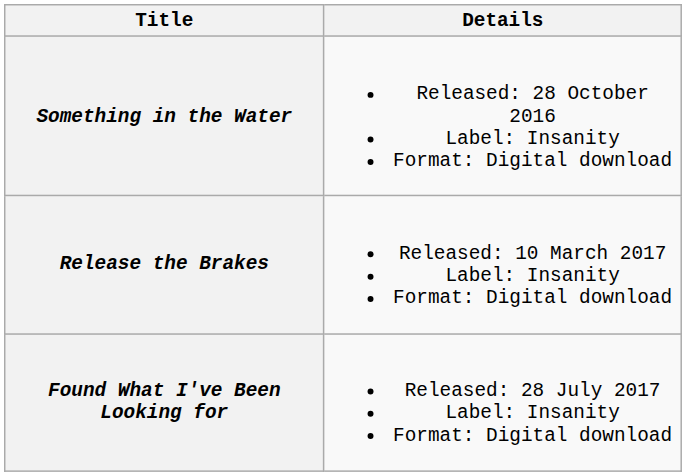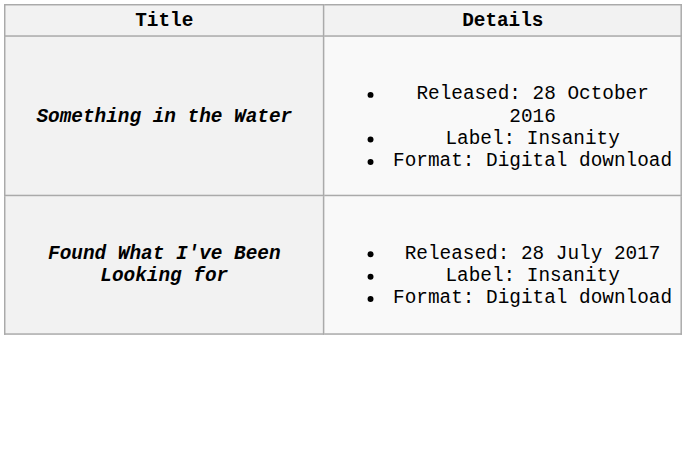- row: (164, 265)
